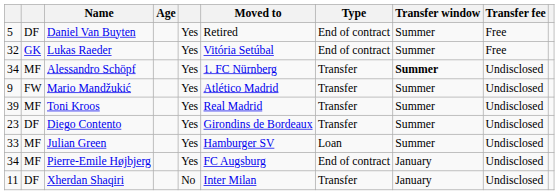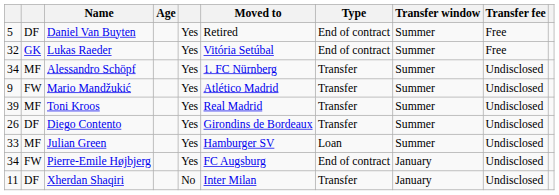(417, 69) bold -> (415, 69) normal
(13, 124) 23 -> (13, 124) 26
(33, 161) MF -> (33, 161) FW
